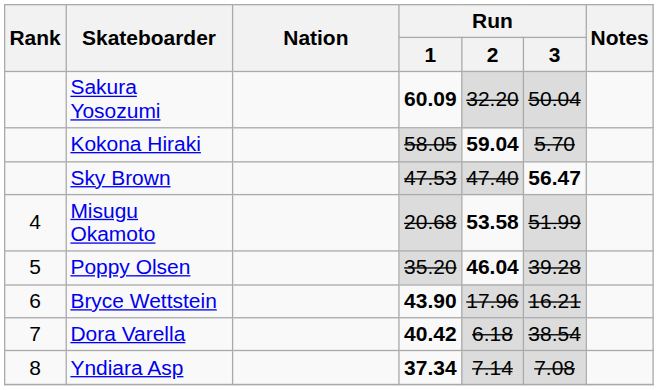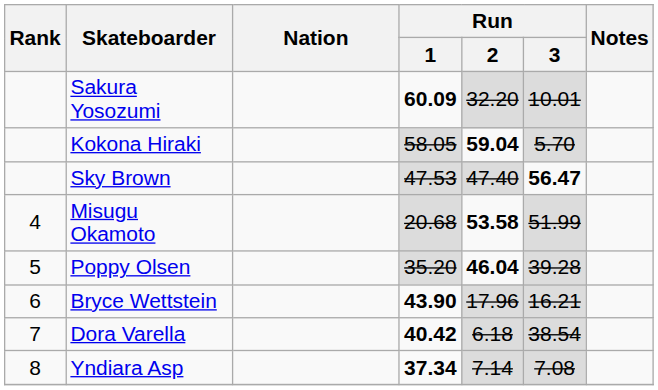(555, 99) 50.04 -> (555, 99) 10.01
